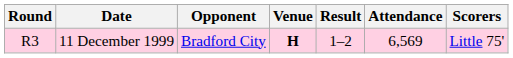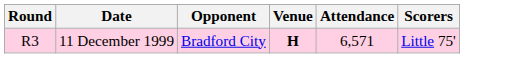- column: (341, 16)
(405, 40) 6,569 -> (357, 40) 6,571
